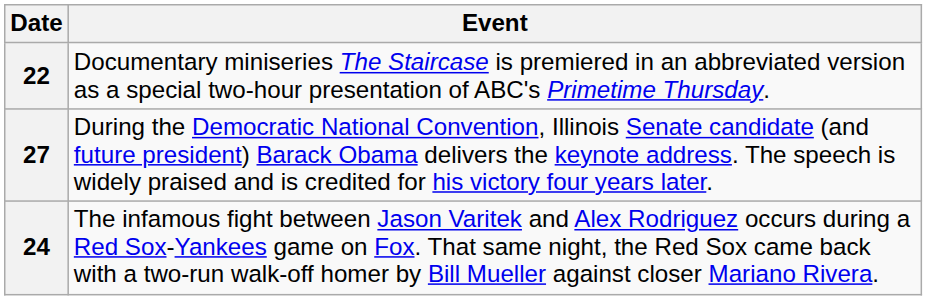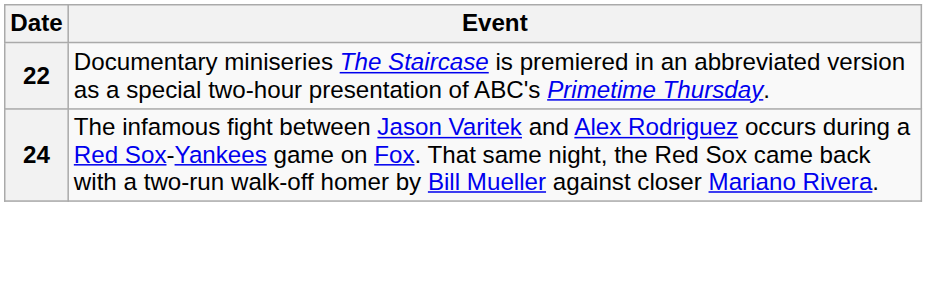- row: (37, 154)
